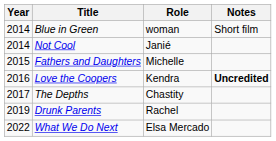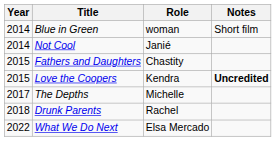(165, 62) Michelle -> (165, 62) Chastity
(18, 78) 2016 -> (18, 78) 2015
(165, 95) Chastity -> (165, 95) Michelle
(18, 111) 2019 -> (18, 111) 2018
